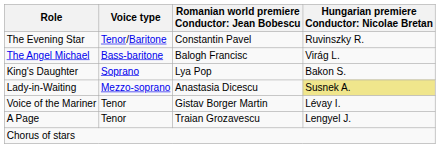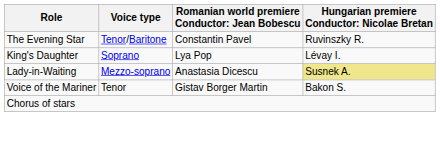- row: (48, 55)
(326, 71) Bakon S. -> (323, 55) Lévay I.
(323, 103) Lévay I. -> (326, 87) Bakon S.
- row: (23, 119)
